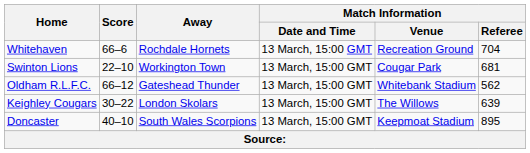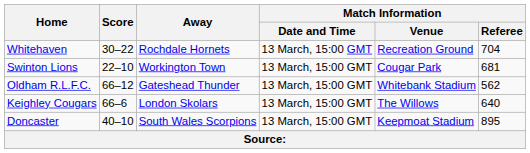(115, 49) 66–6 -> (118, 49) 30–22
(118, 103) 30–22 -> (115, 103) 66–6
(491, 103) 639 -> (491, 103) 640
